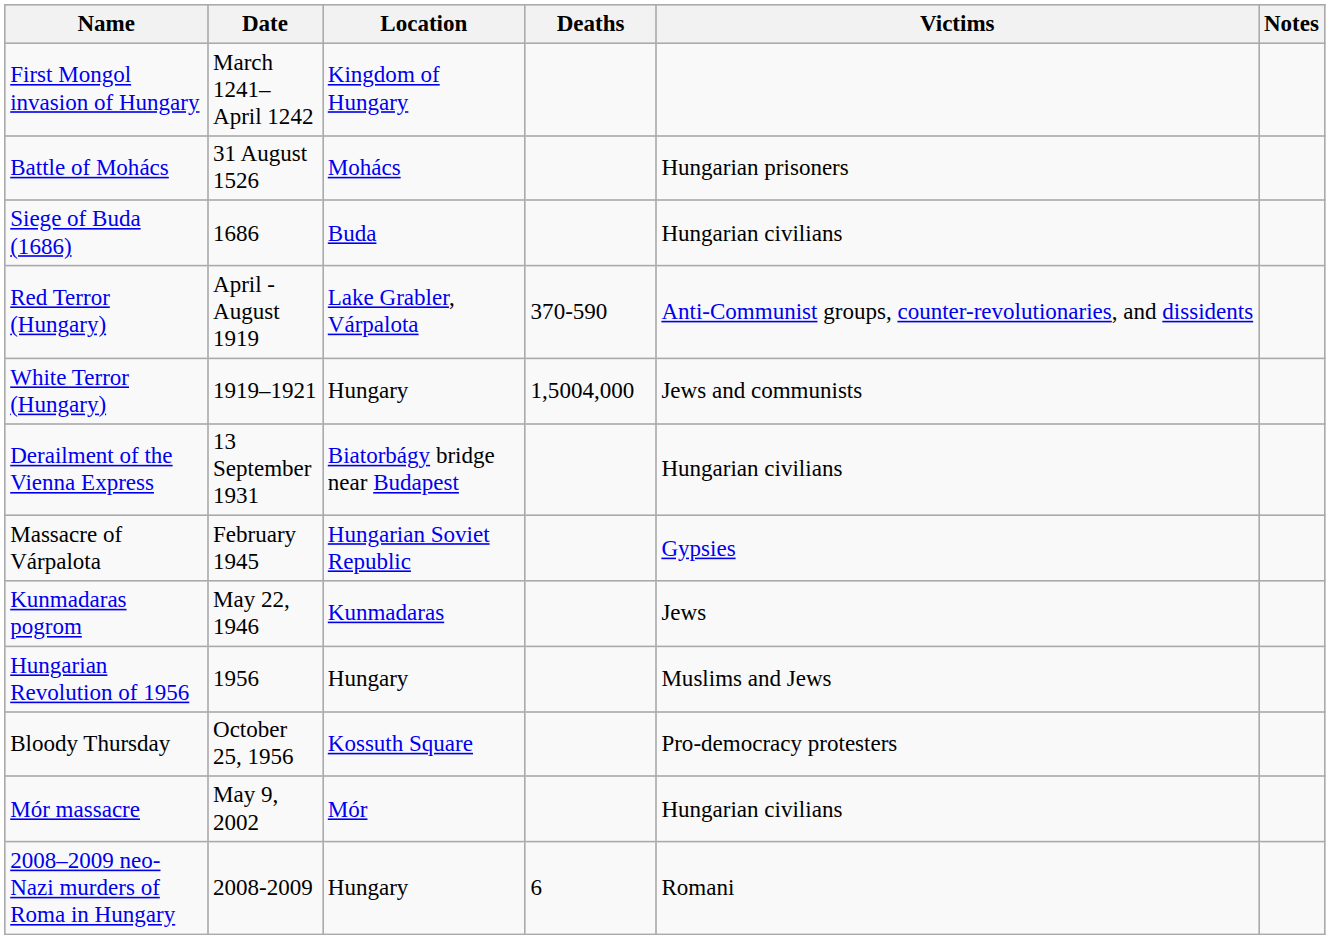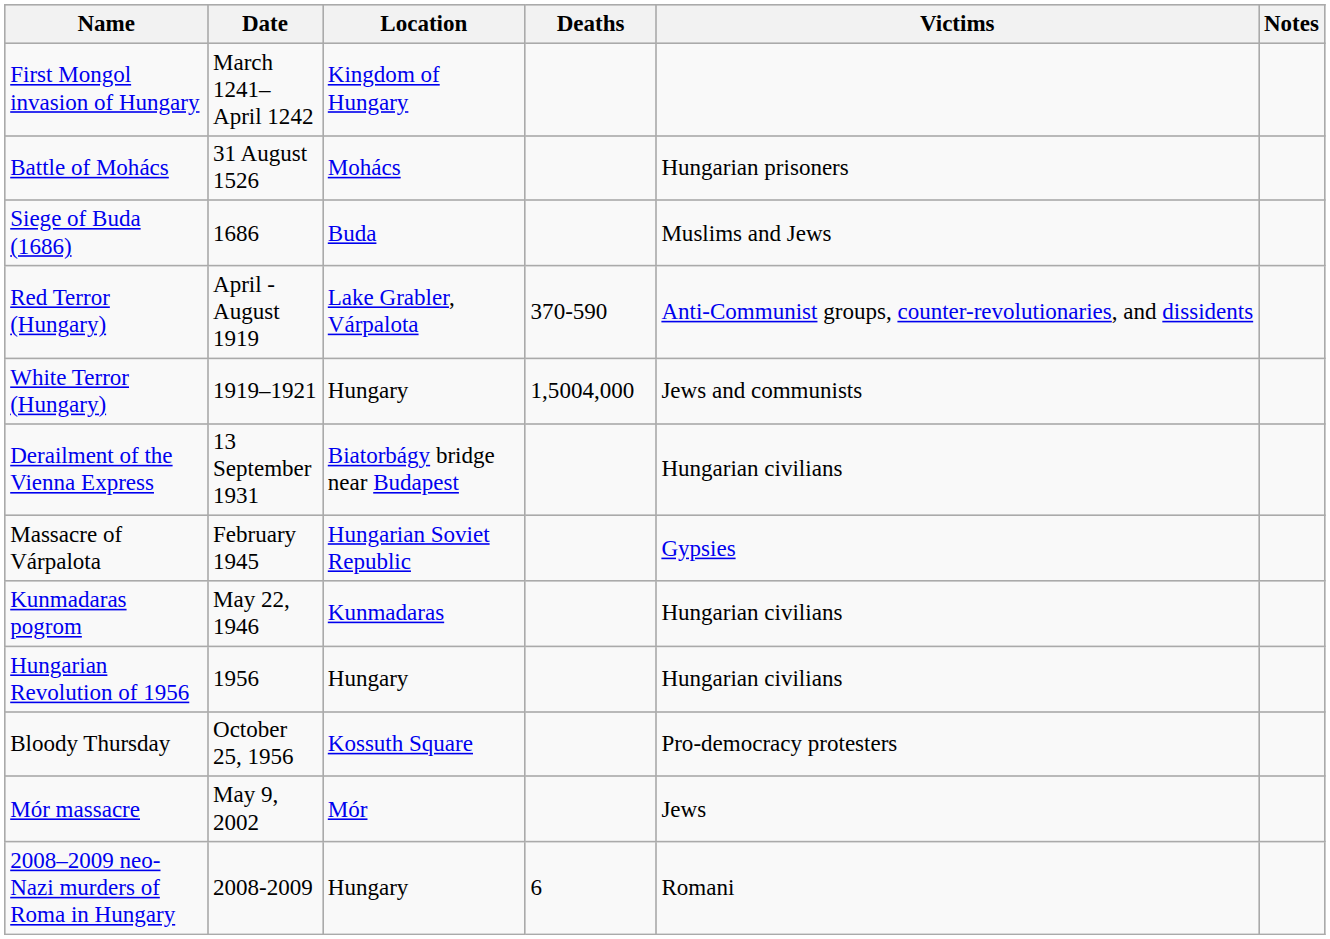(752, 233) Hungarian civilians -> (746, 233) Muslims and Jews
(684, 613) Jews -> (752, 613) Hungarian civilians
(746, 678) Muslims and Jews -> (752, 678) Hungarian civilians
(752, 809) Hungarian civilians -> (684, 809) Jews
